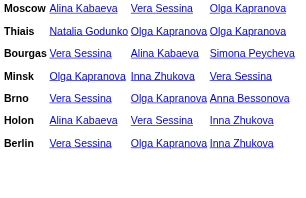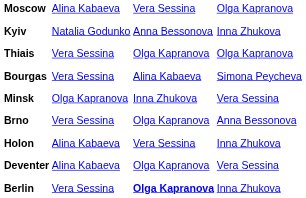+ row: (15, 31)
(89, 31) Natalia Godunko -> (83, 53) Vera Sessina
+ row: (27, 166)
(169, 143) normal -> (174, 188) bold
